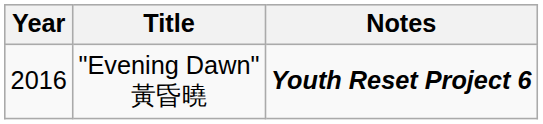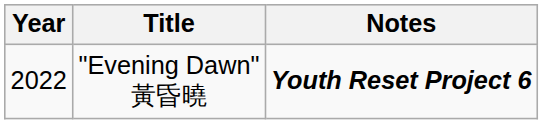(39, 81) 2016 -> (39, 81) 2022
